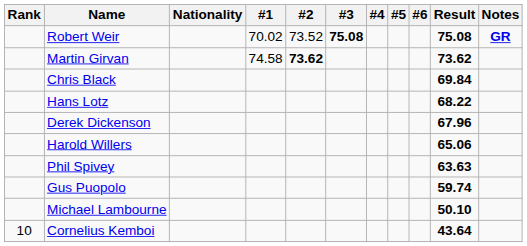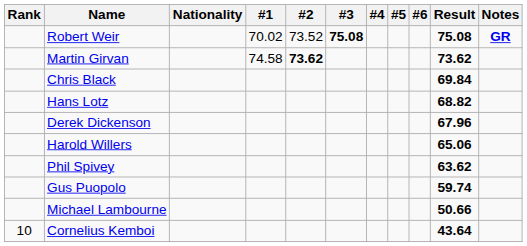(454, 101) 68.22 -> (454, 101) 68.82
(454, 166) 63.63 -> (454, 166) 63.62
(454, 209) 50.10 -> (454, 209) 50.66
